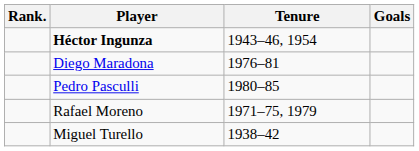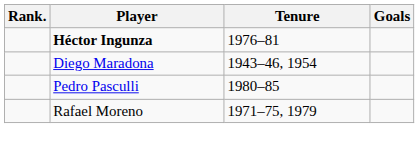(272, 39) 1943–46, 1954 -> (254, 39) 1976–81
(254, 63) 1976–81 -> (272, 63) 1943–46, 1954
- row: (98, 134)
